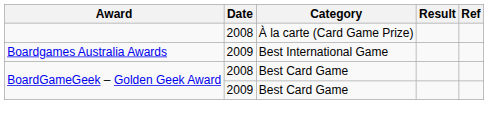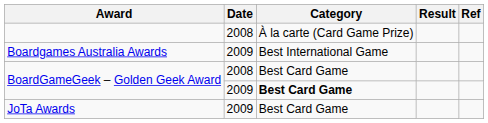(303, 90) normal -> (306, 90) bold
+ row: (41, 109)
